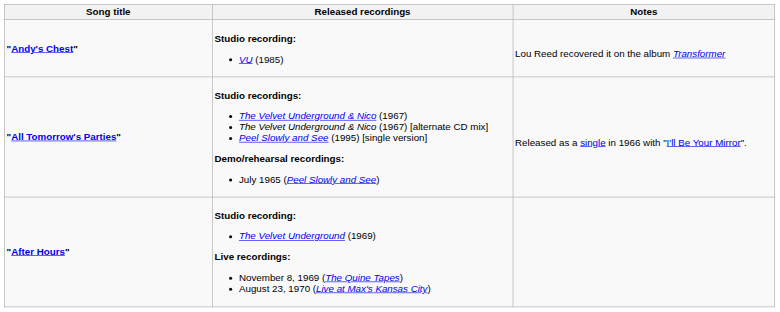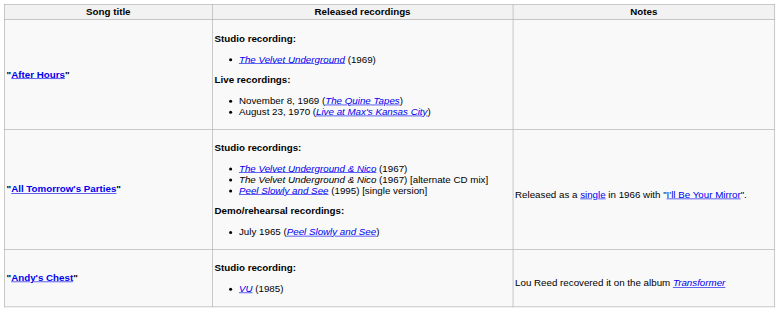rows swapped: (38, 252) <-> (42, 48)
